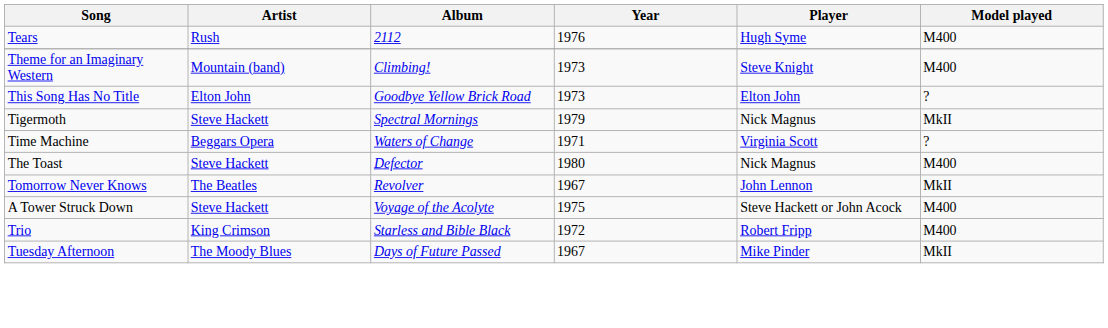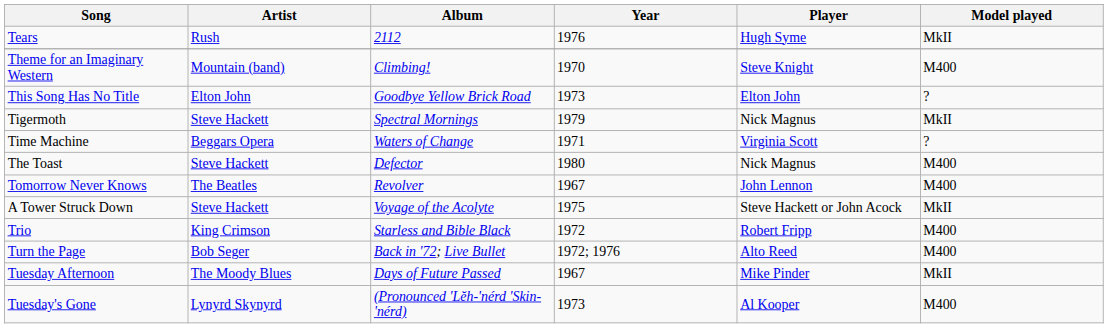(940, 37) M400 -> (938, 37) MkII
(571, 67) 1973 -> (571, 67) 1970
(938, 185) MkII -> (940, 185) M400
(940, 207) M400 -> (938, 207) MkII
+ row: (46, 251)
+ row: (52, 303)
